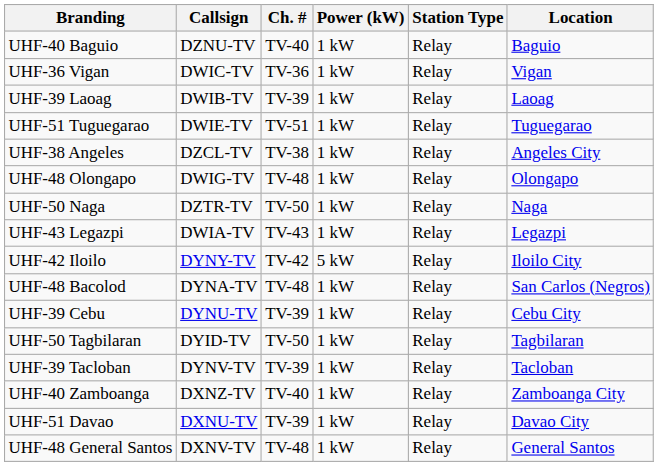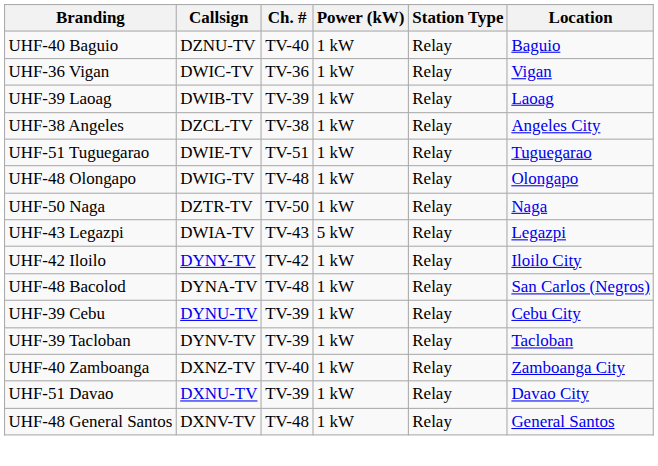rows swapped: (79, 125) <-> (66, 152)
(335, 233) 1 kW -> (335, 233) 5 kW
(335, 260) 5 kW -> (335, 260) 1 kW
- row: (75, 340)
